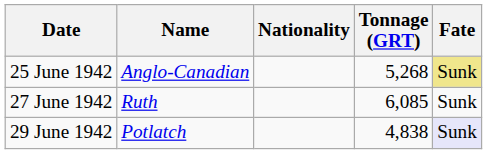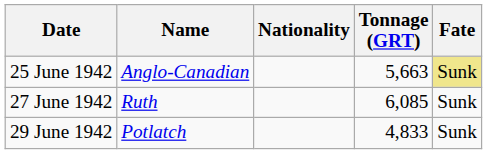(407, 71) 5,268 -> (407, 71) 5,663
(407, 132) 4,838 -> (407, 132) 4,833
(457, 132) lavender background -> (457, 132) no background
